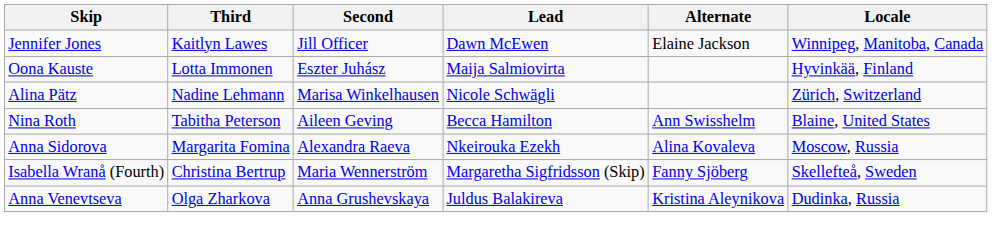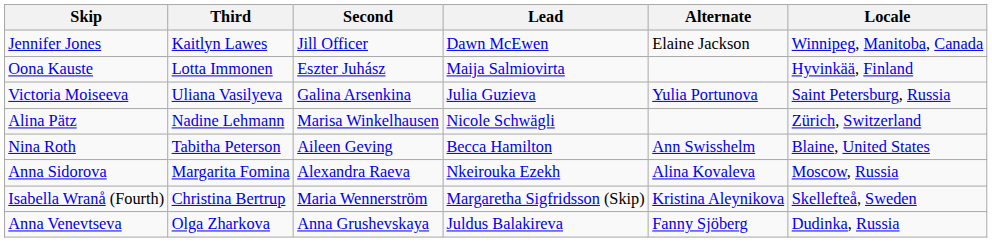+ row: (68, 95)
(700, 172) Fanny Sjöberg -> (718, 198) Kristina Aleynikova
(718, 198) Kristina Aleynikova -> (700, 224) Fanny Sjöberg
